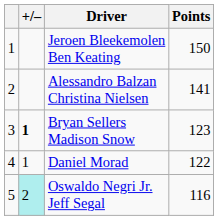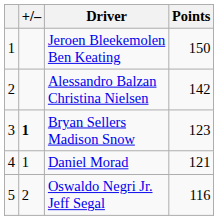(200, 89) 141 -> (200, 89) 142
(200, 163) 122 -> (200, 163) 121
(25, 195) paleturquoise background -> (25, 195) no background
